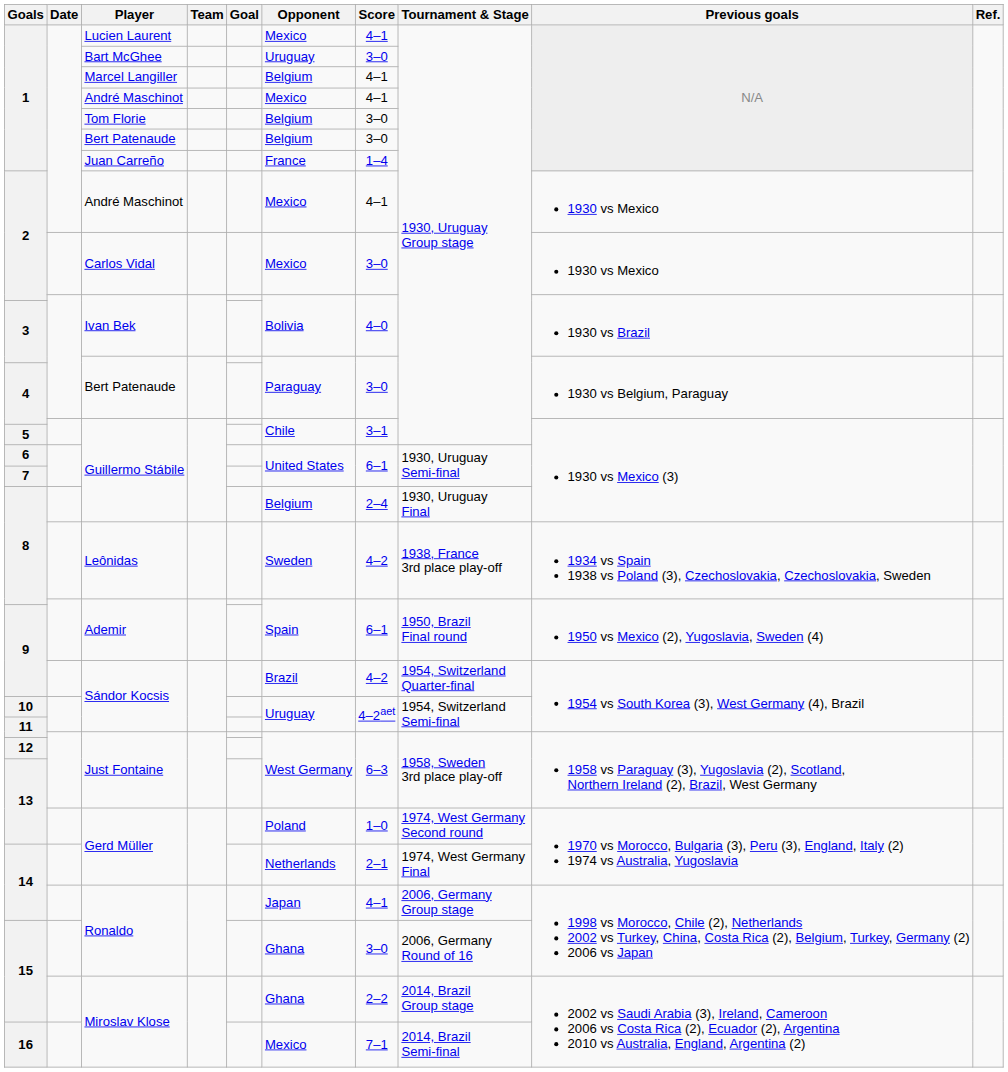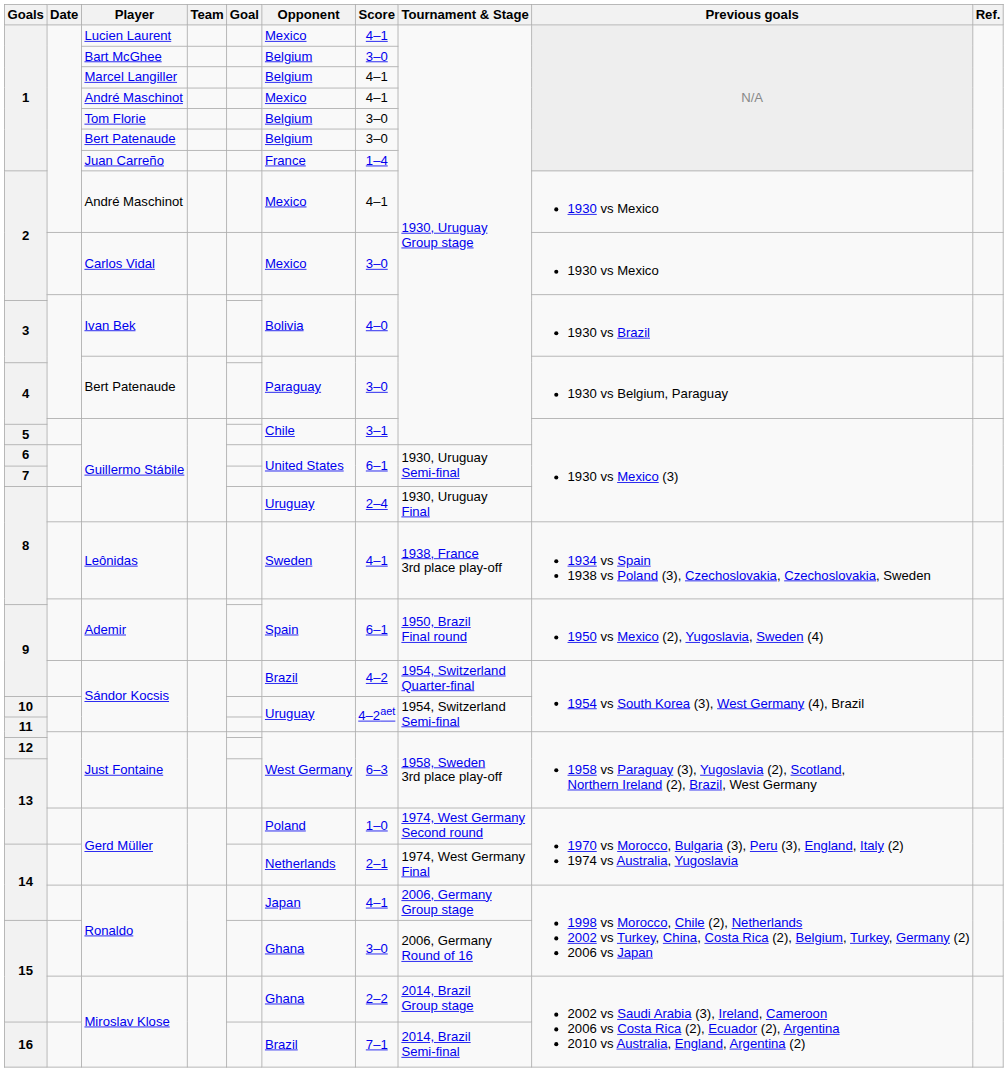(290, 56) Uruguay -> (289, 56) Belgium
(289, 504) Belgium -> (290, 504) Uruguay
(377, 560) 4–2 -> (377, 560) 4–1
(286, 1044) Mexico -> (281, 1044) Brazil
